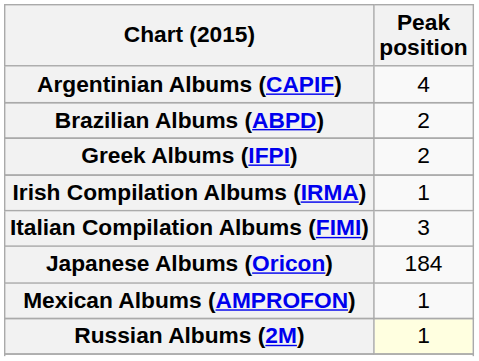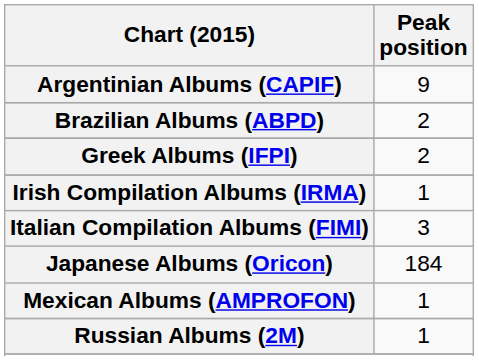(423, 84) 4 -> (423, 84) 9
(423, 336) lightyellow background -> (423, 336) no background
